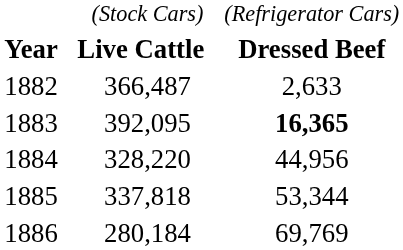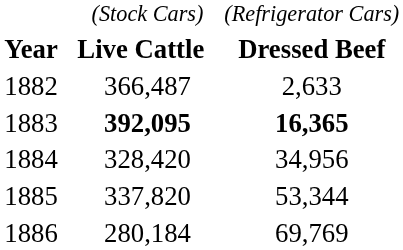(147, 122) normal -> (147, 122) bold
(147, 159) 328,220 -> (147, 159) 328,420
(312, 159) 44,956 -> (312, 159) 34,956
(147, 196) 337,818 -> (147, 196) 337,820
